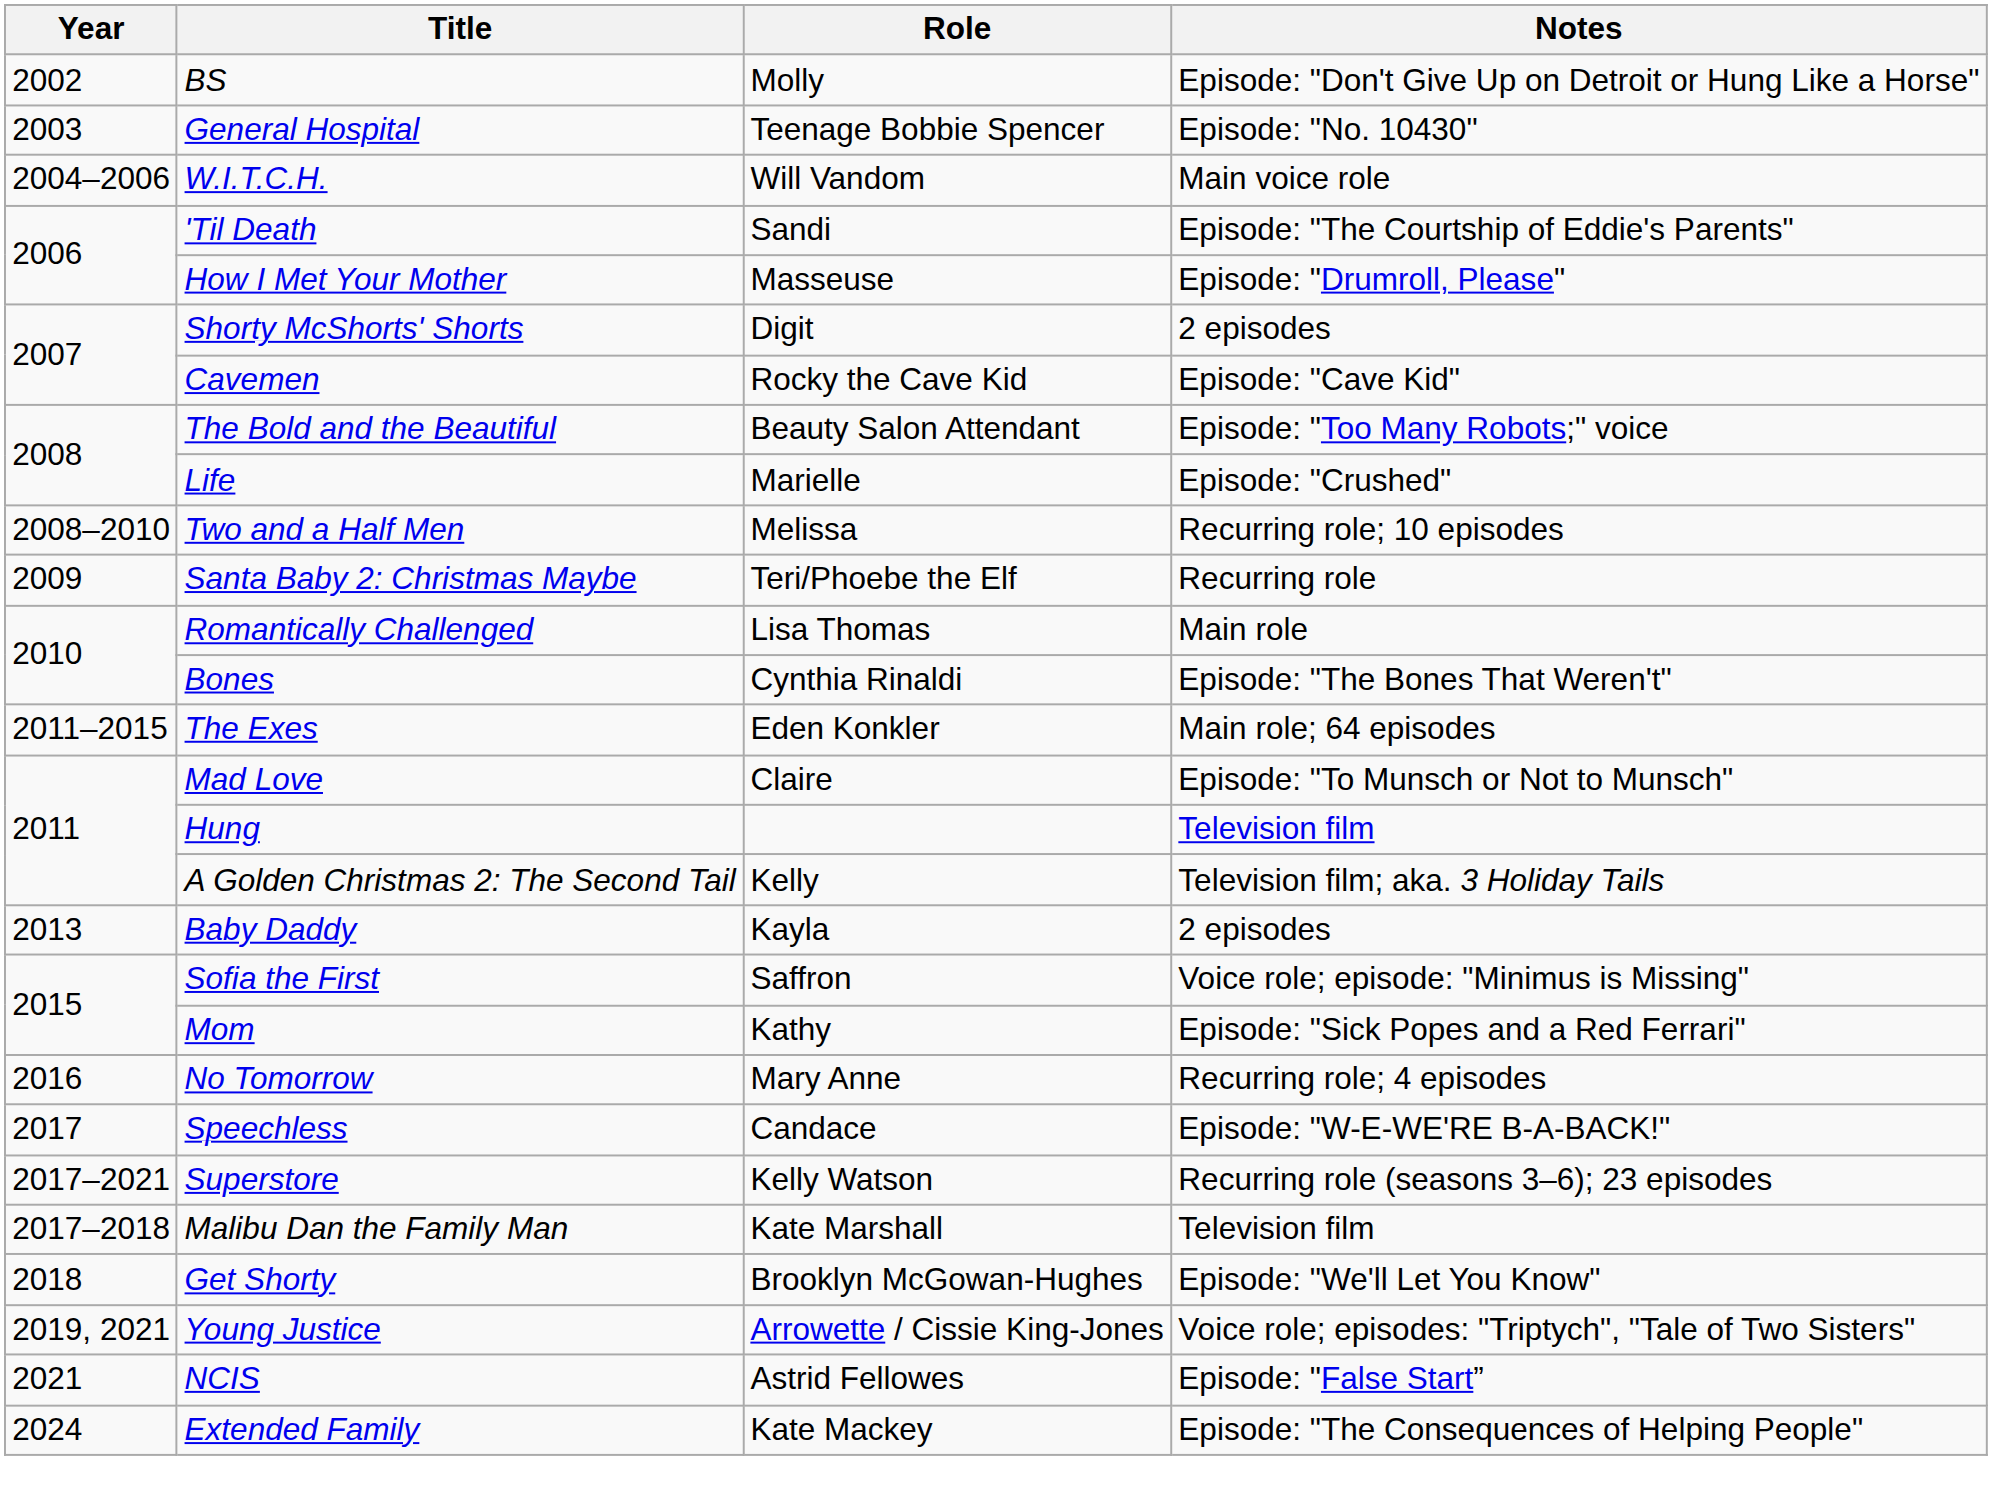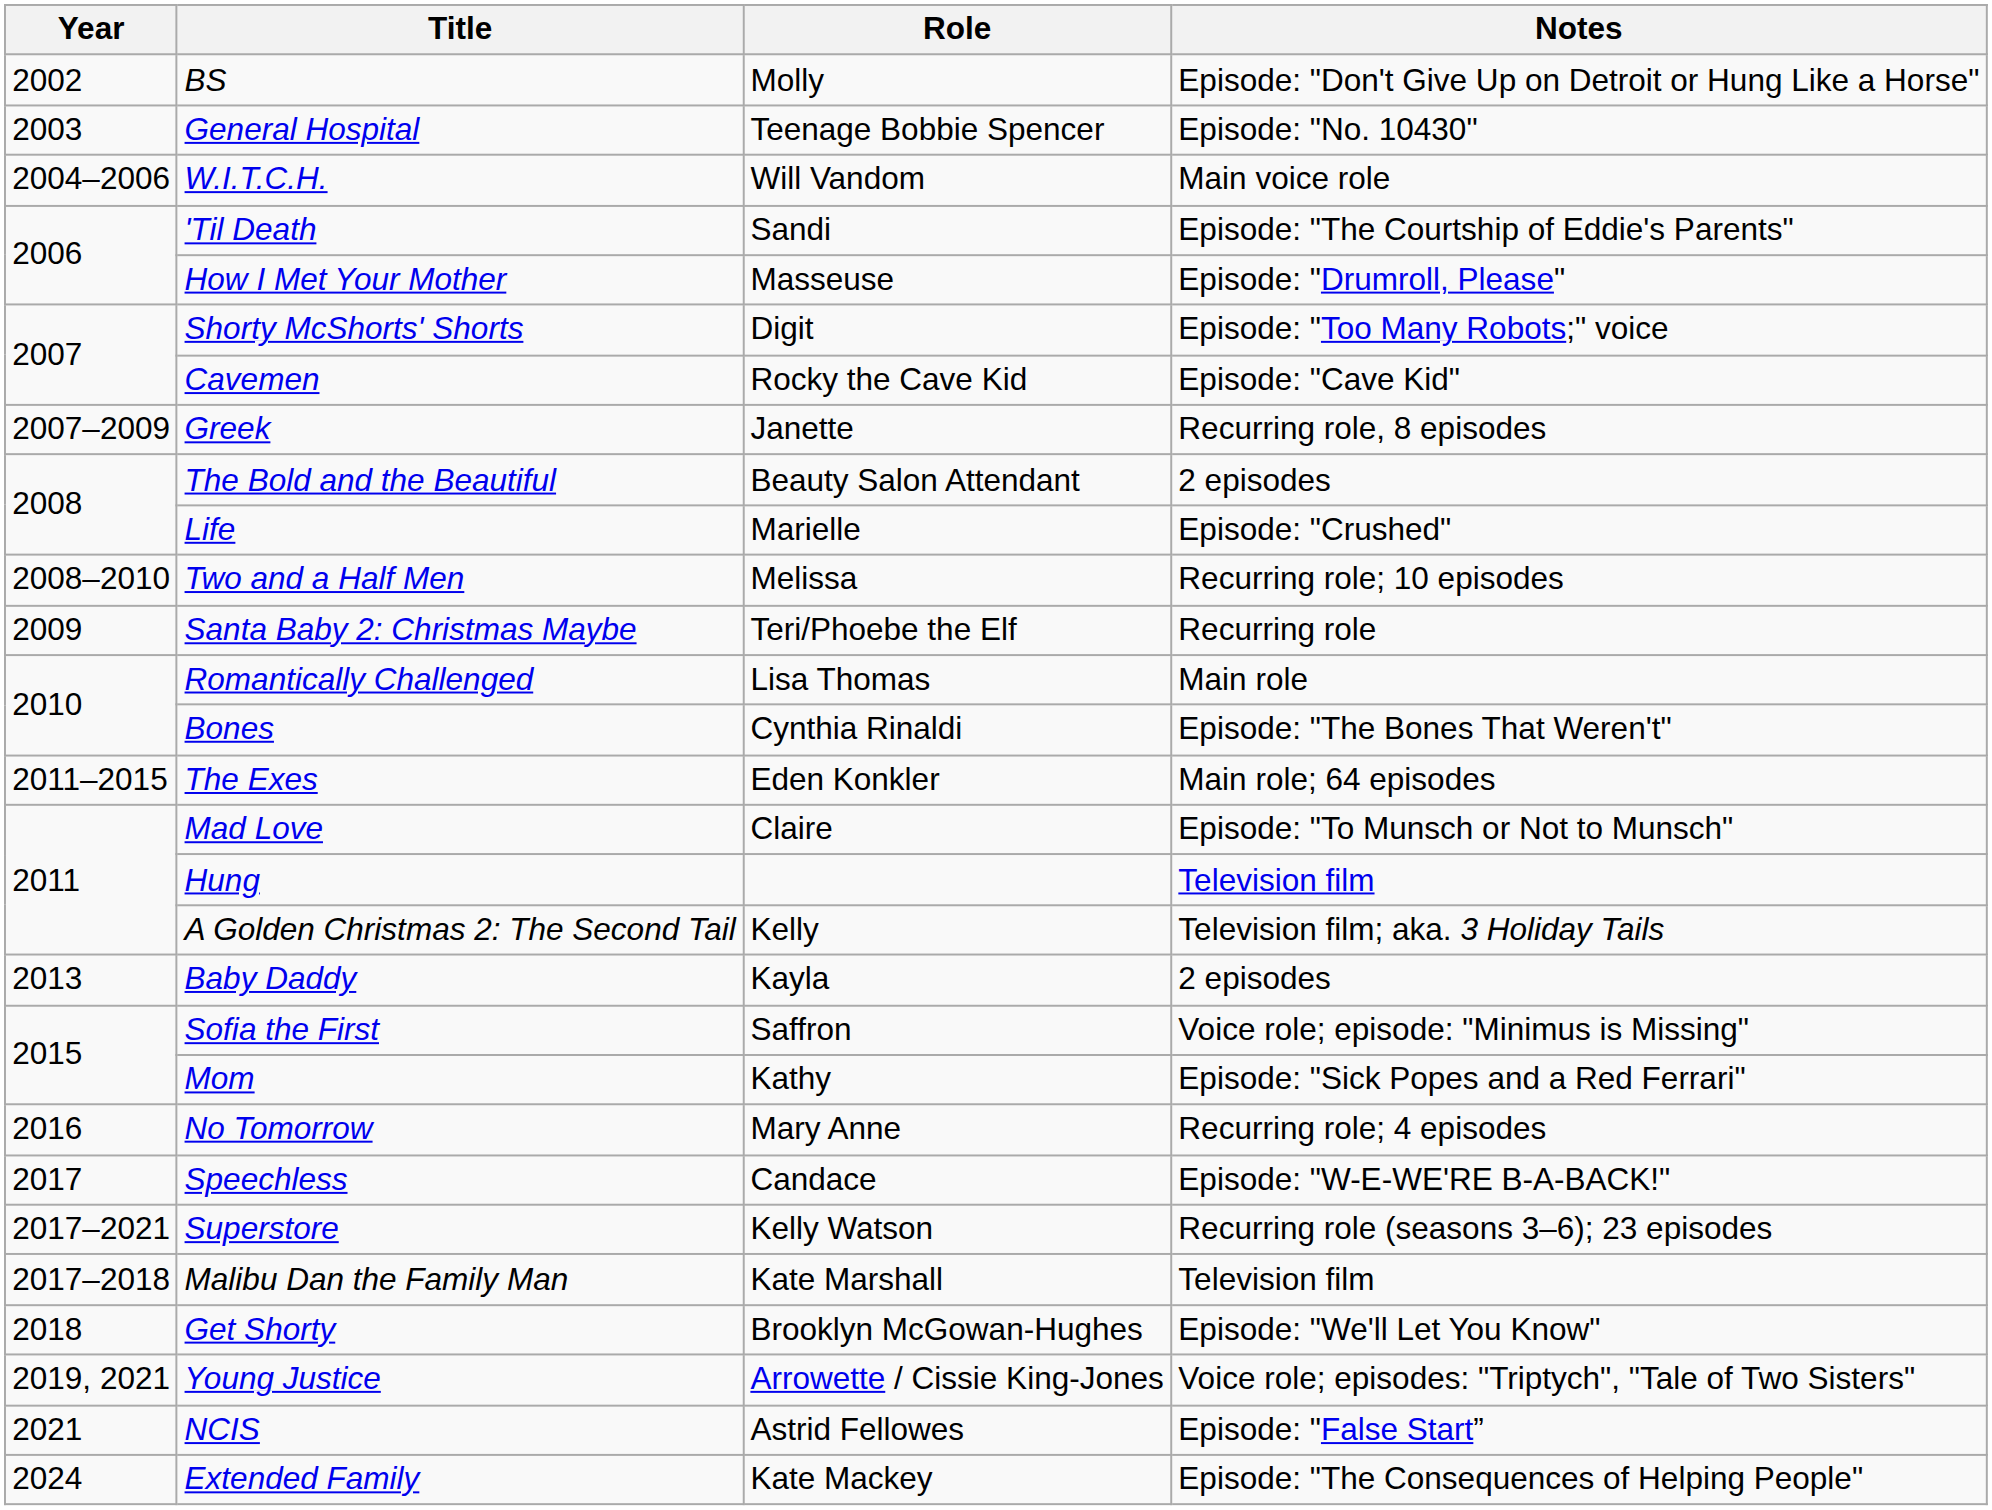(1255, 329) 2 episodes -> (1423, 329) Episode: "Too Many Robots;" voice
+ row: (227, 429)
(1423, 429) Episode: "Too Many Robots;" voice -> (1255, 479) 2 episodes
